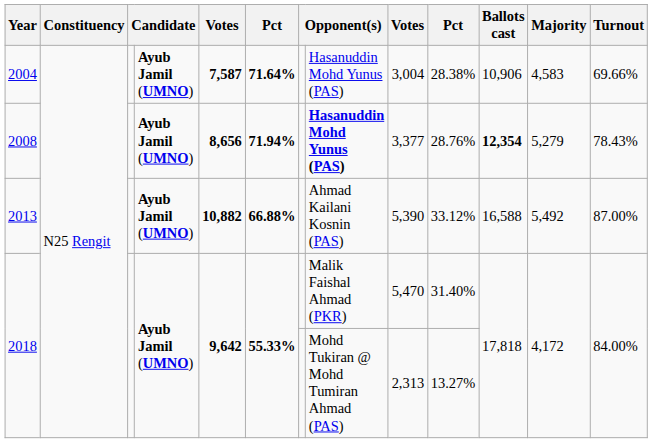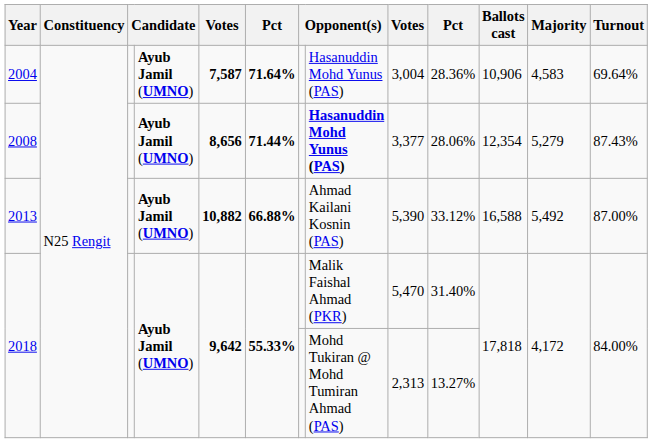(453, 74) 28.38% -> (453, 74) 28.36%
(615, 74) 69.66% -> (615, 74) 69.64%
(272, 140) 71.94% -> (272, 140) 71.44%
(453, 140) 28.76% -> (453, 140) 28.06%
(502, 140) bold -> (502, 140) normal
(615, 140) 78.43% -> (615, 140) 87.43%
